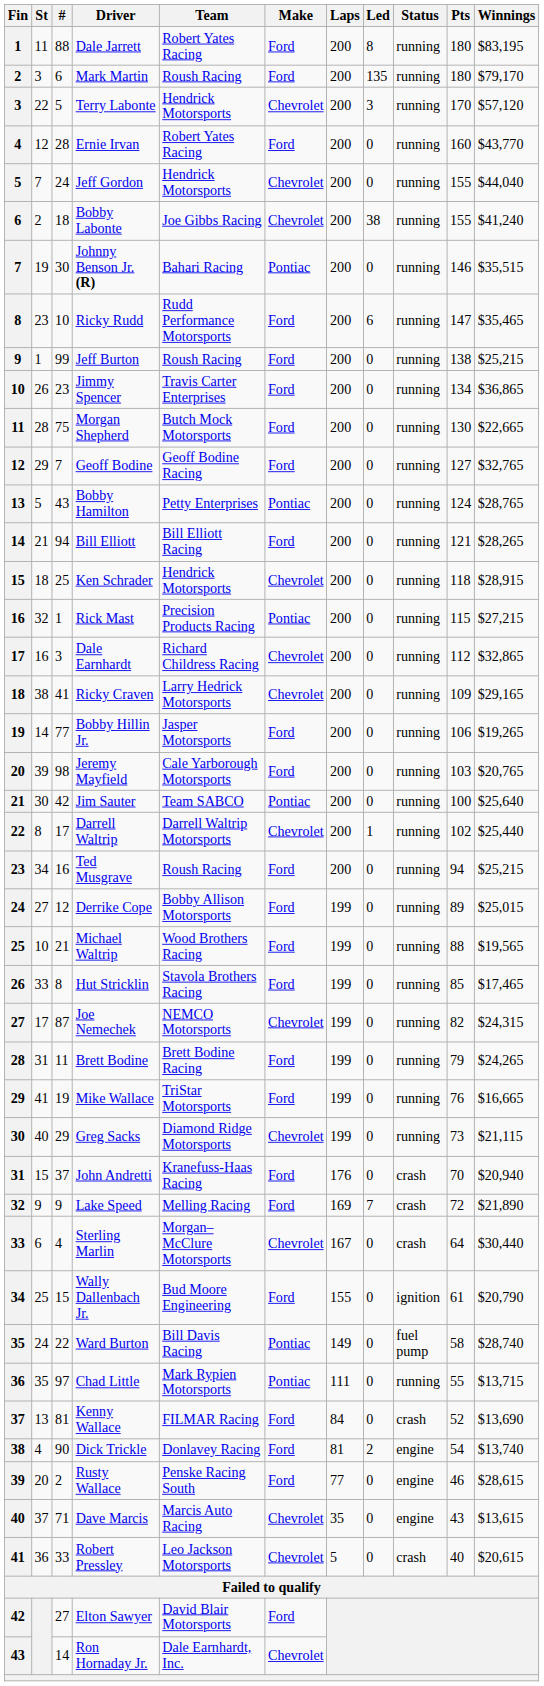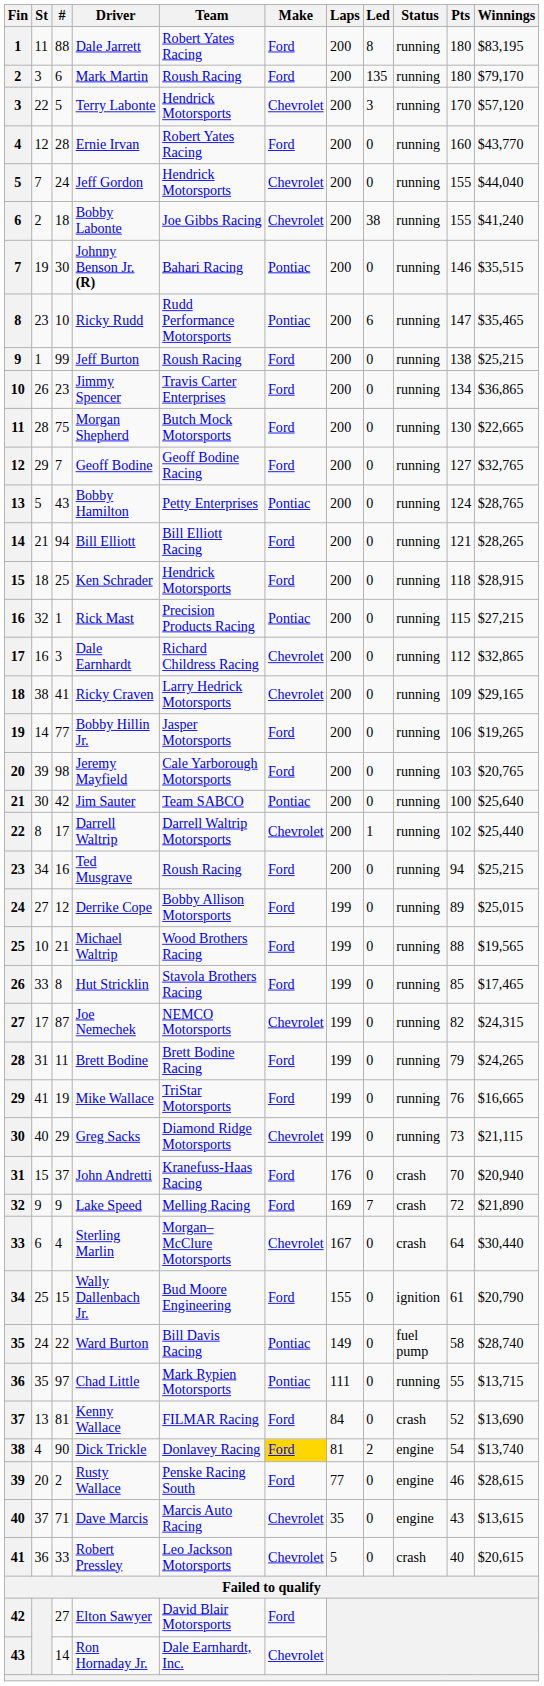(281, 321) Ford -> (289, 321) Pontiac
(296, 580) Chevrolet -> (281, 580) Ford
(281, 1450) no background -> (281, 1450) gold background
